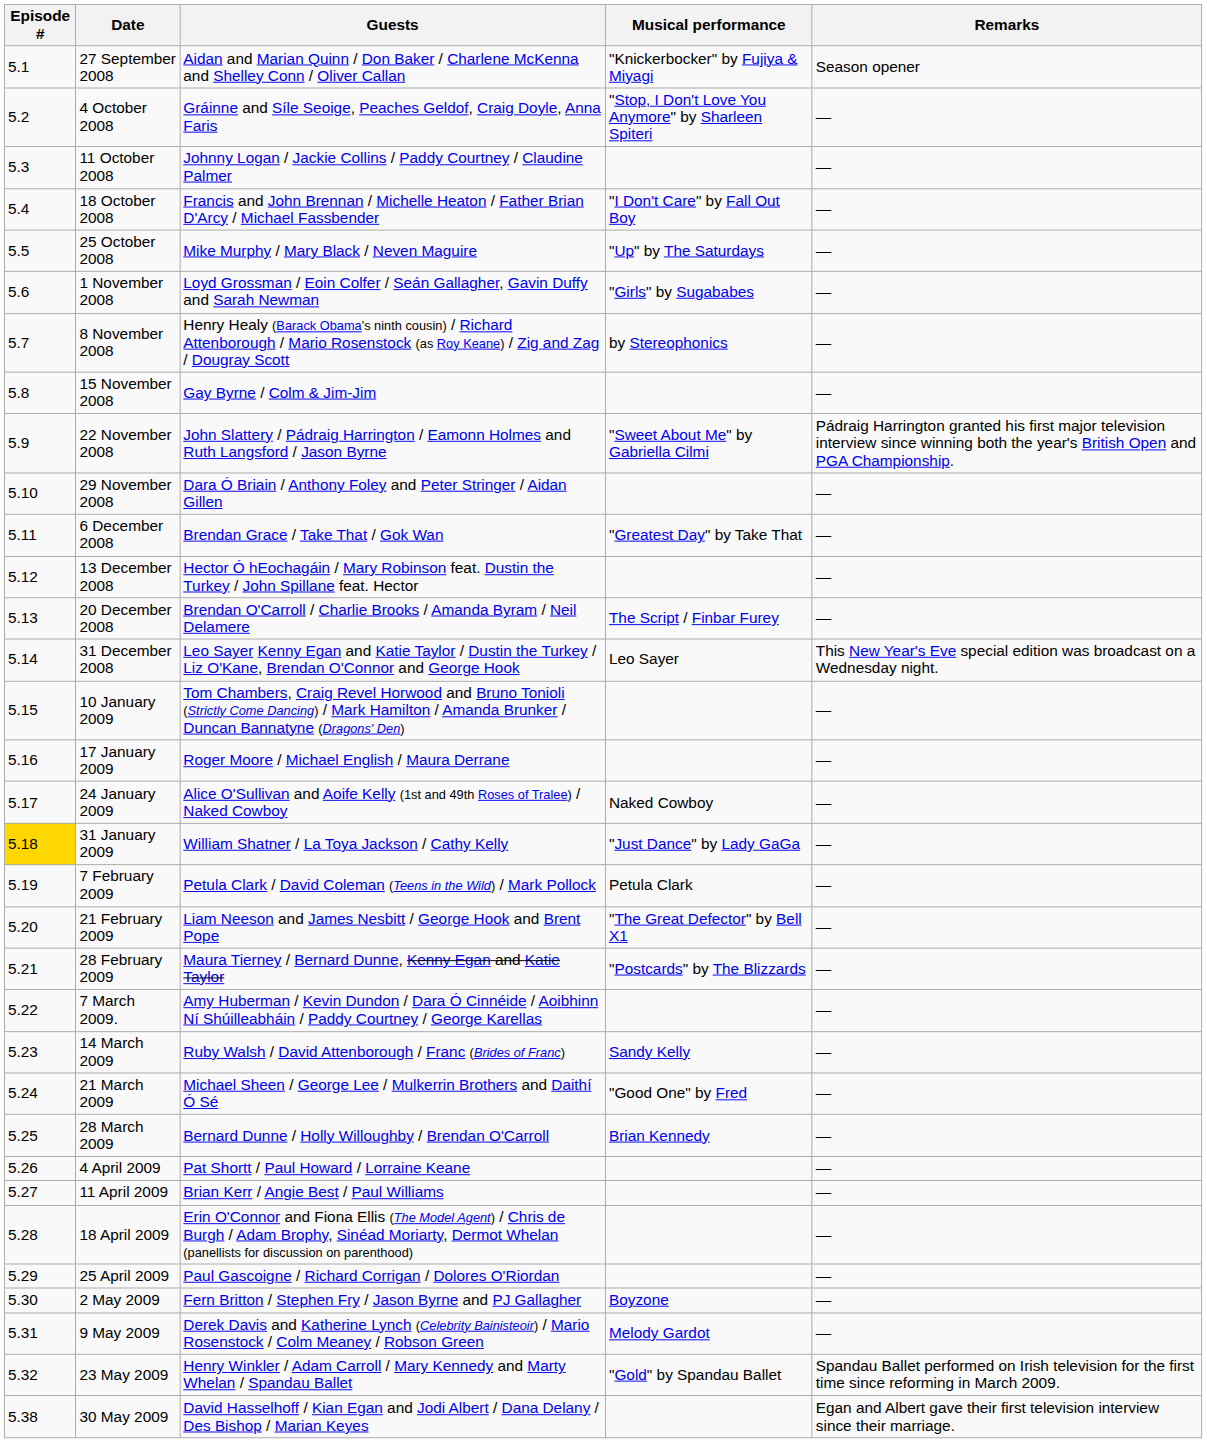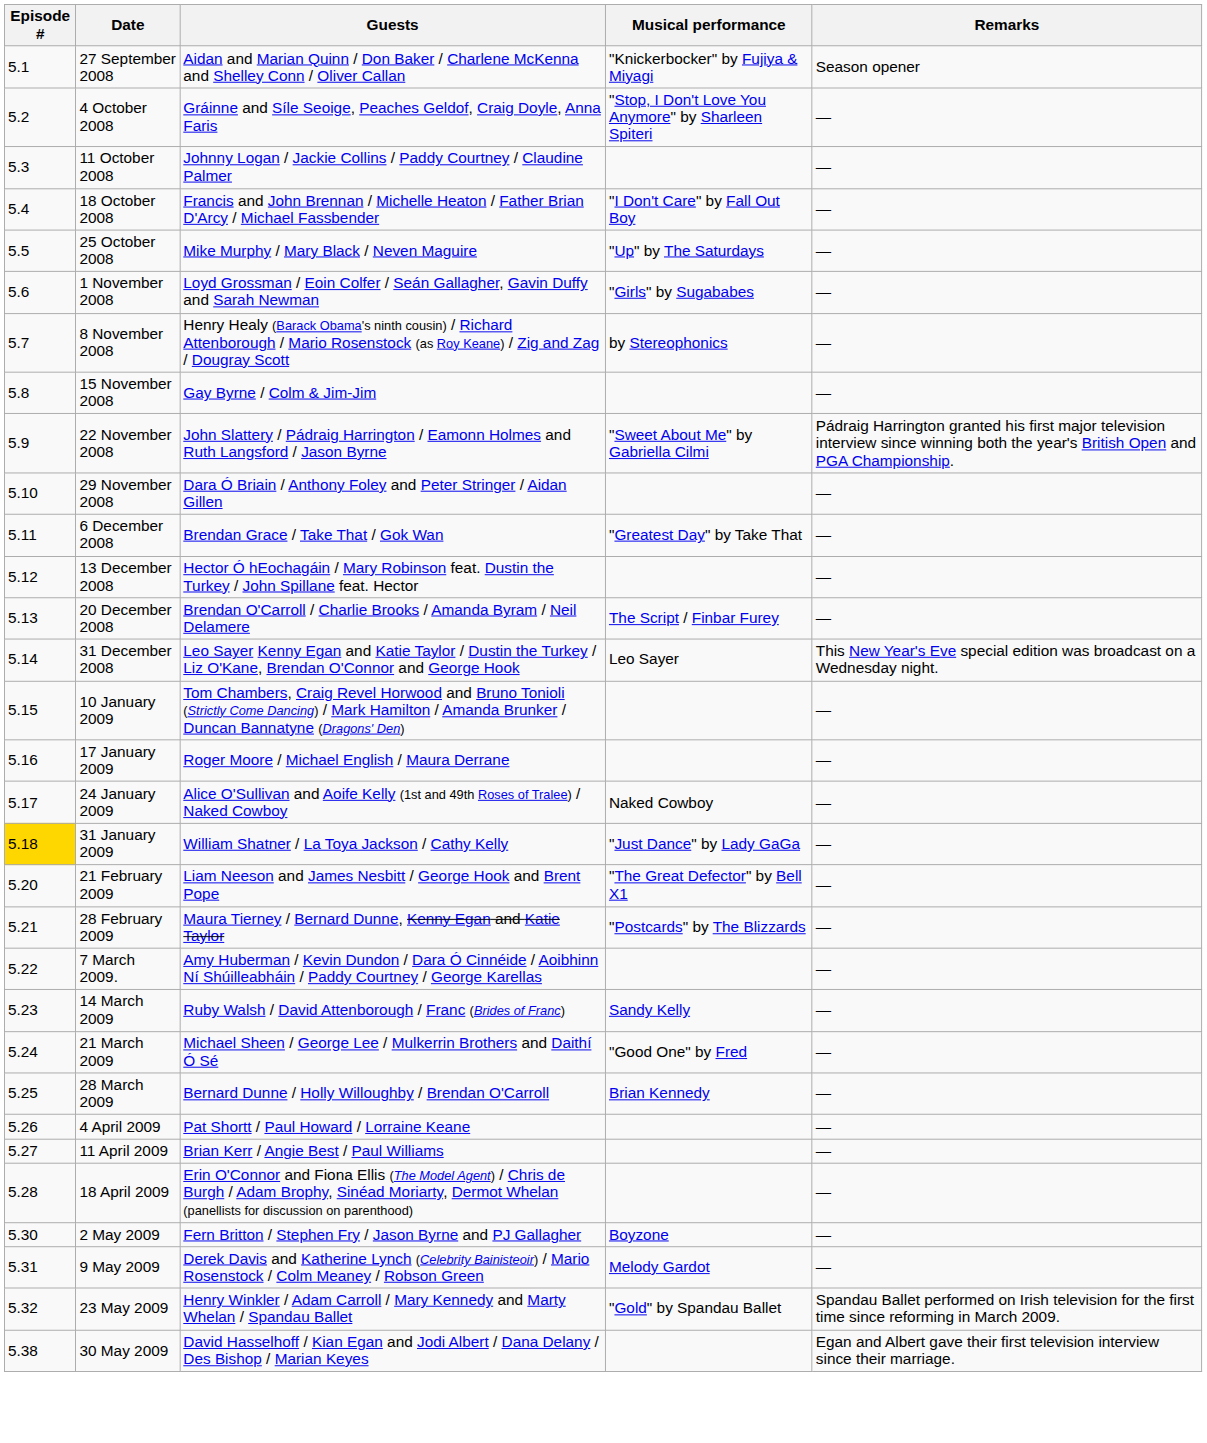- row: (117, 885)
- row: (124, 1276)
